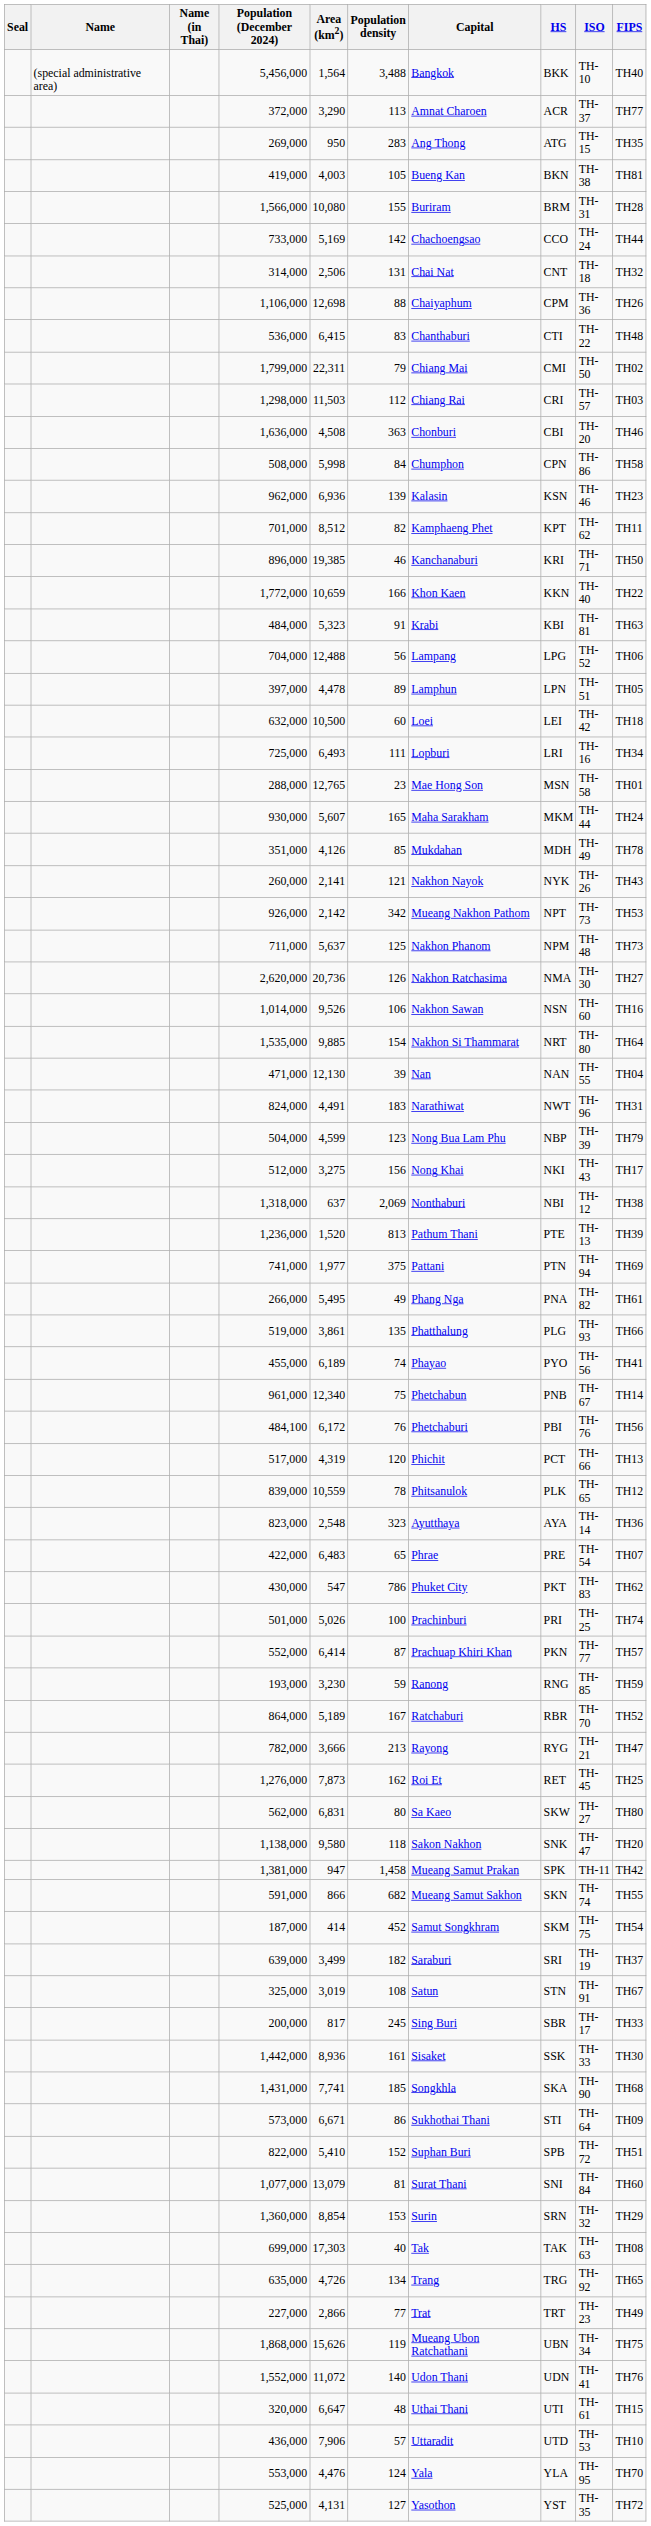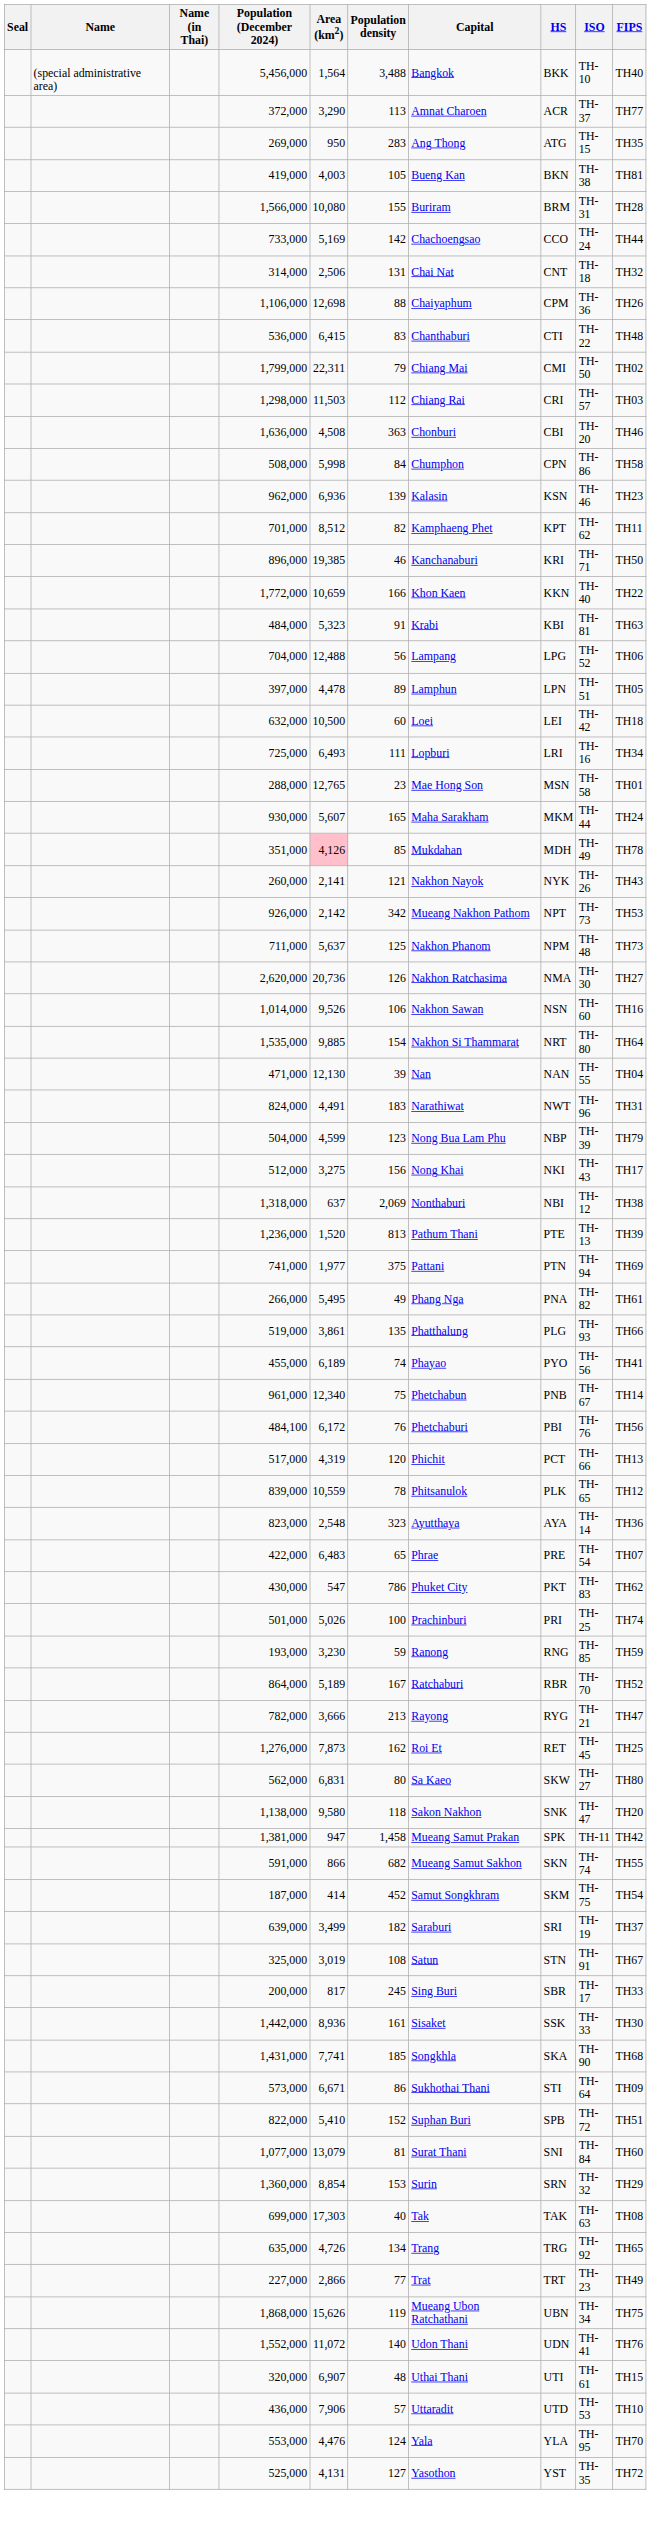(332, 849) no background -> (332, 849) pink background
- row: (288, 1652)
(332, 2409) 6,647 -> (332, 2376) 6,907
